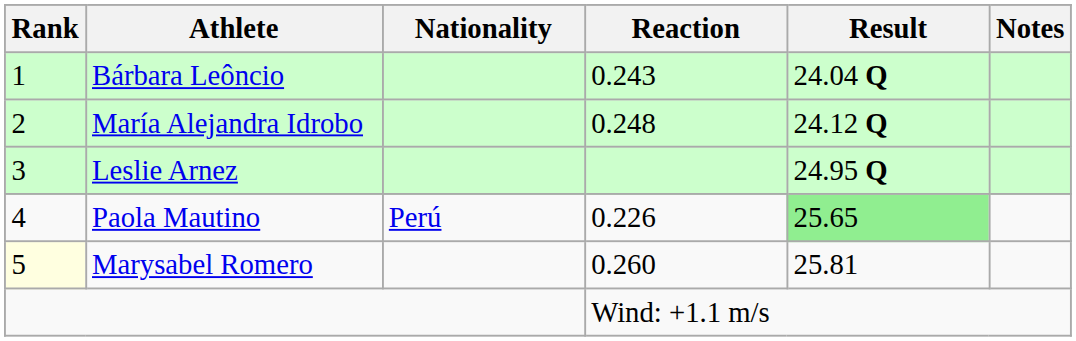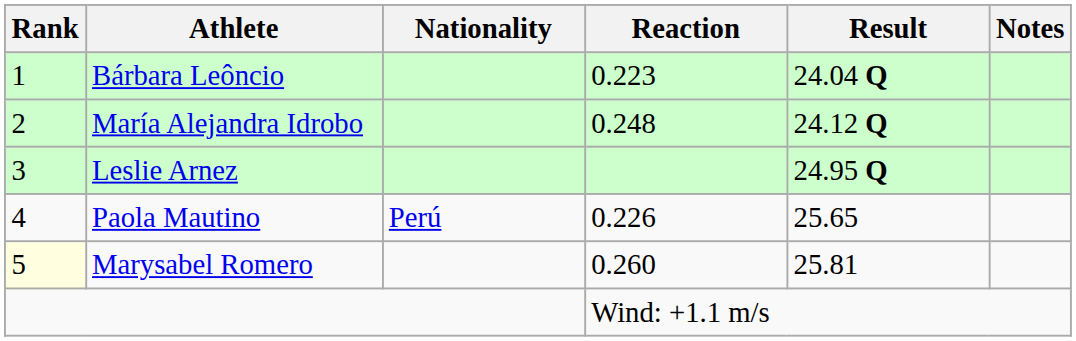(623, 75) 0.243 -> (623, 75) 0.223
(826, 217) lightgreen background -> (826, 217) no background
